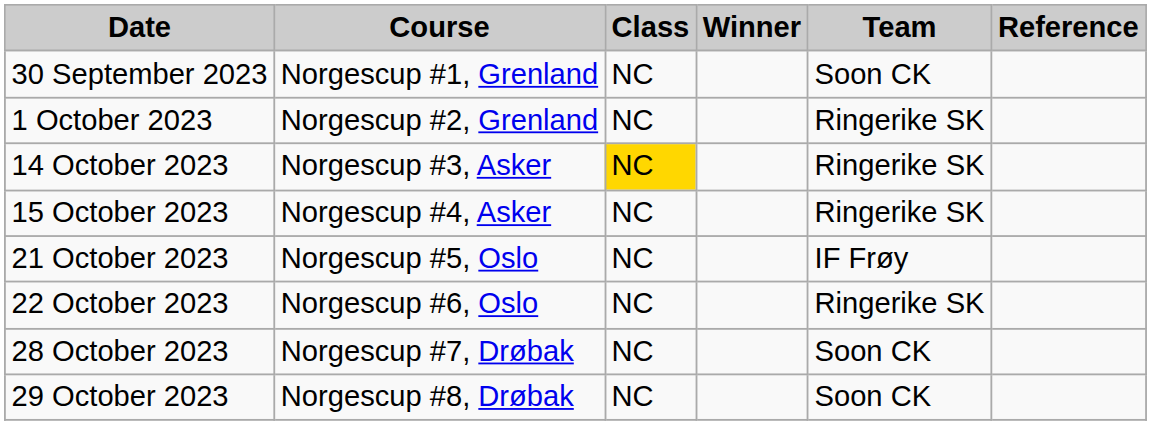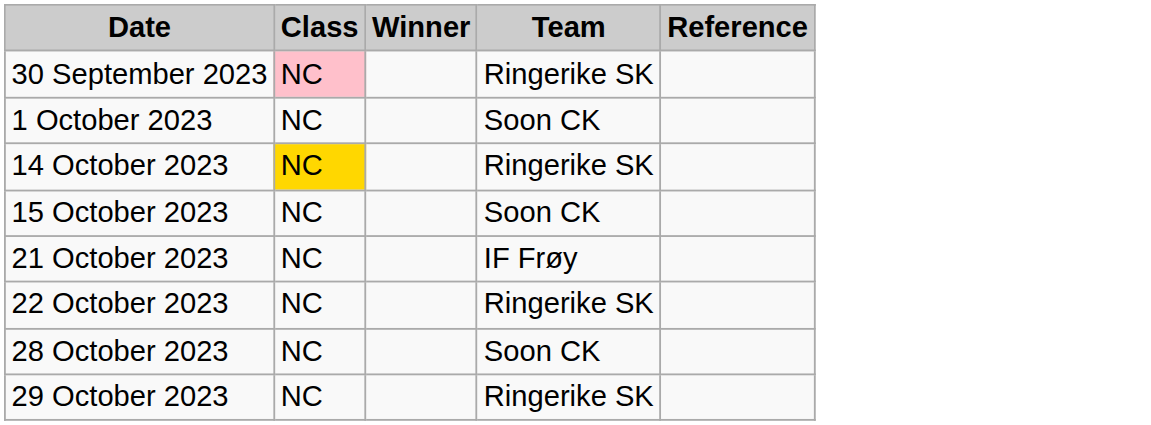- column: (439, 27)
(633, 73) no background -> (302, 73) pink background
(873, 73) Soon CK -> (569, 73) Ringerike SK
(900, 119) Ringerike SK -> (542, 119) Soon CK
(900, 212) Ringerike SK -> (542, 212) Soon CK
(873, 397) Soon CK -> (569, 397) Ringerike SK
